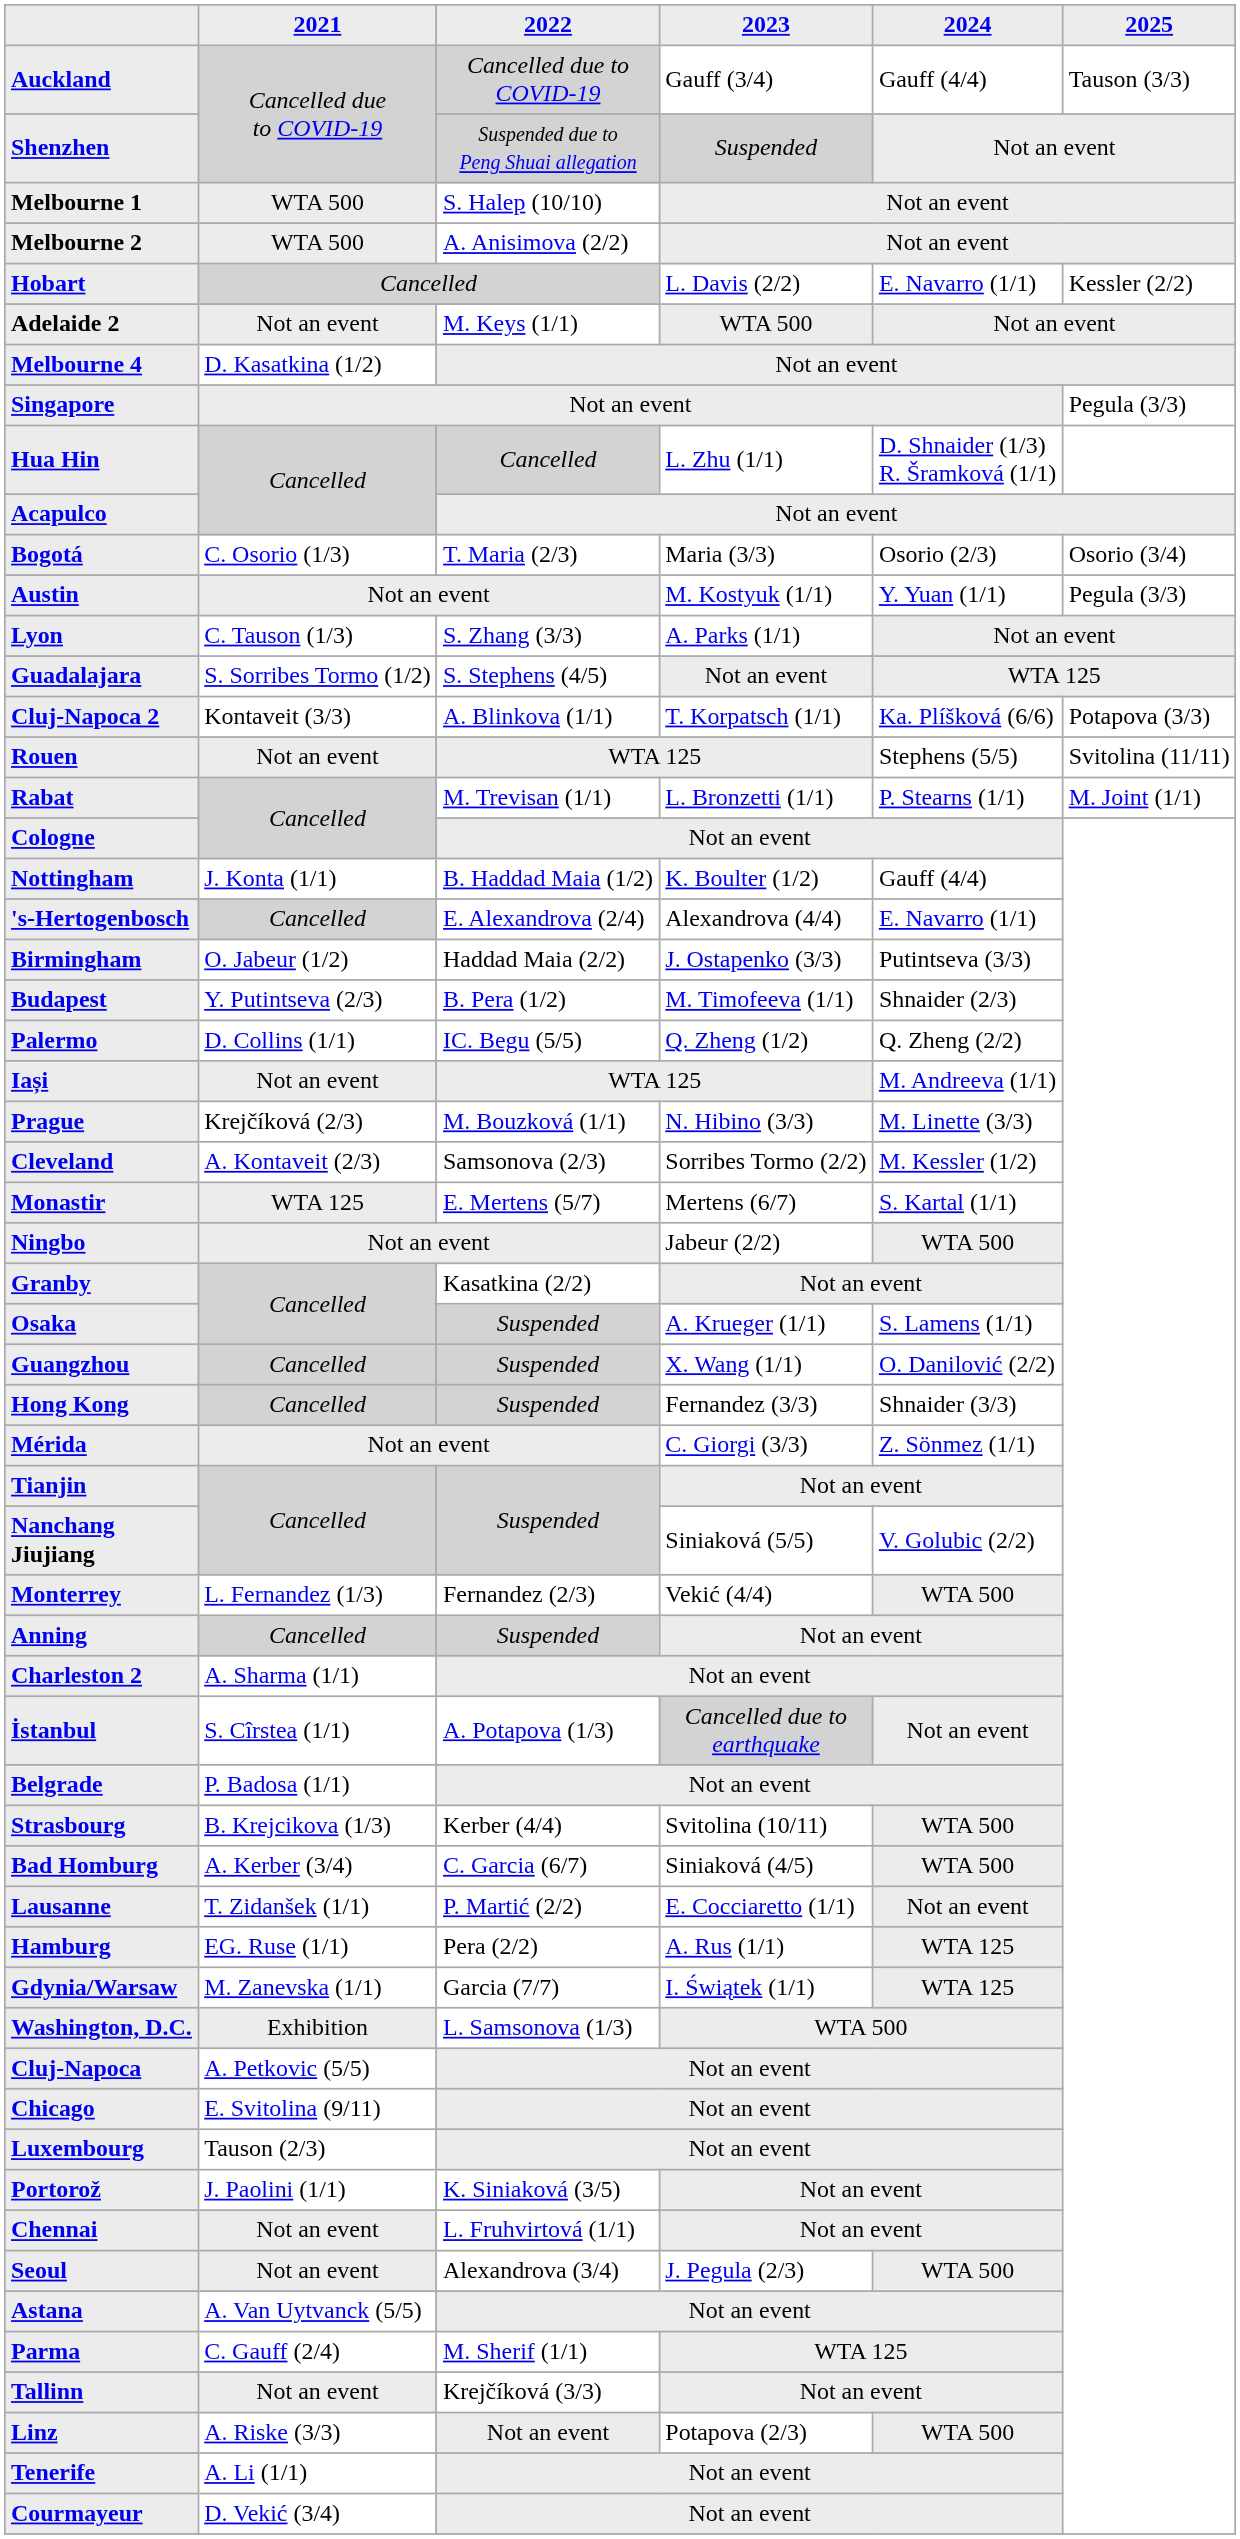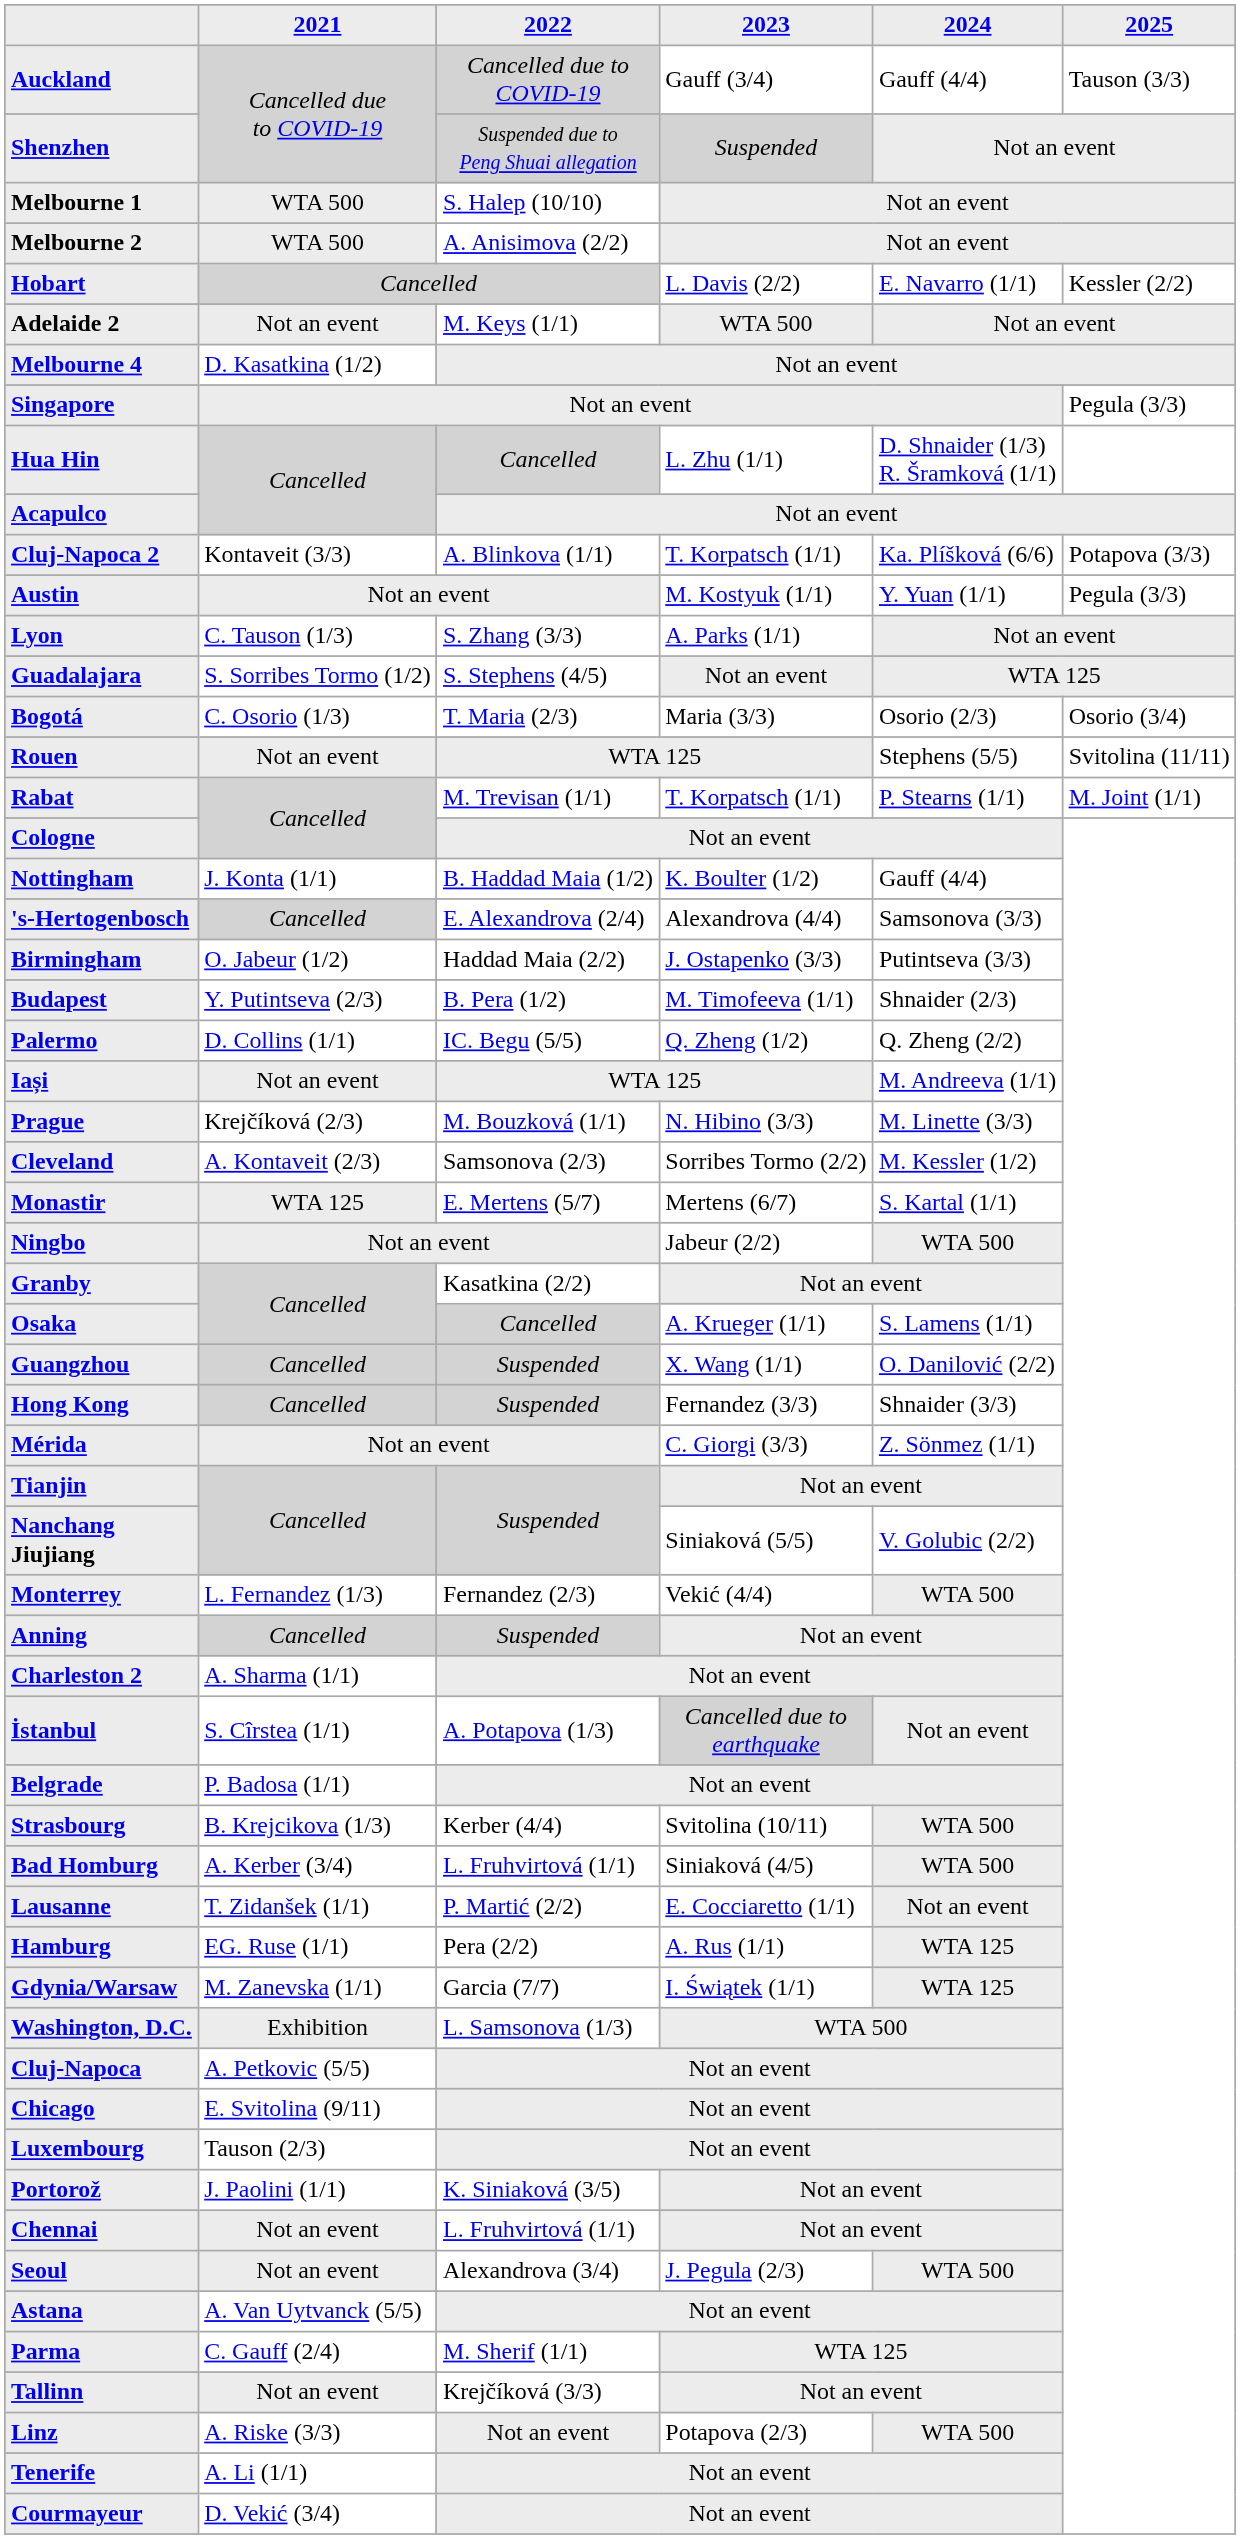rows swapped: (85, 716) <-> (47, 554)
(749, 797) L. Bronzetti (1/1) -> (753, 797) T. Korpatsch (1/1)
(958, 918) E. Navarro (1/1) -> (960, 918) Samsonova (3/3)
(548, 1323) Suspended -> (548, 1323) Cancelled
(515, 1865) C. Garcia (6/7) -> (539, 1865) L. Fruhvirtová (1/1)
